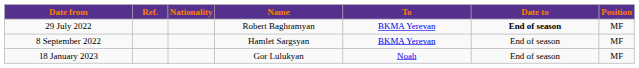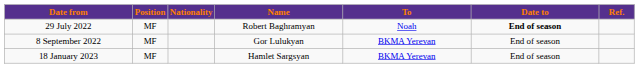columns swapped: (617, 12) <-> (150, 12)
(407, 26) BKMA Yerevan -> (407, 26) Noah
(279, 41) Hamlet Sargsyan -> (279, 41) Gor Lulukyan
(279, 56) Gor Lulukyan -> (279, 56) Hamlet Sargsyan
(407, 56) Noah -> (407, 56) BKMA Yerevan
